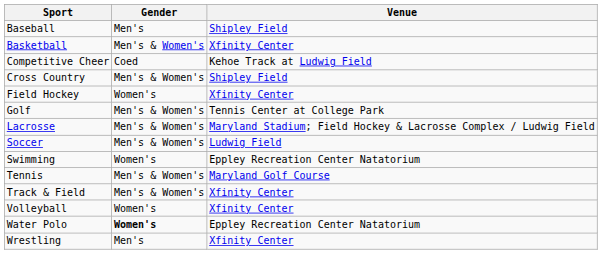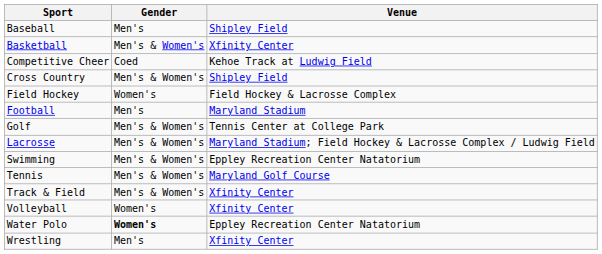(251, 94) Xfinity Center -> (303, 94) Field Hockey & Lacrosse Complex
+ row: (31, 110)
- row: (25, 143)
(135, 159) Women's -> (159, 159) Men's & Women's
